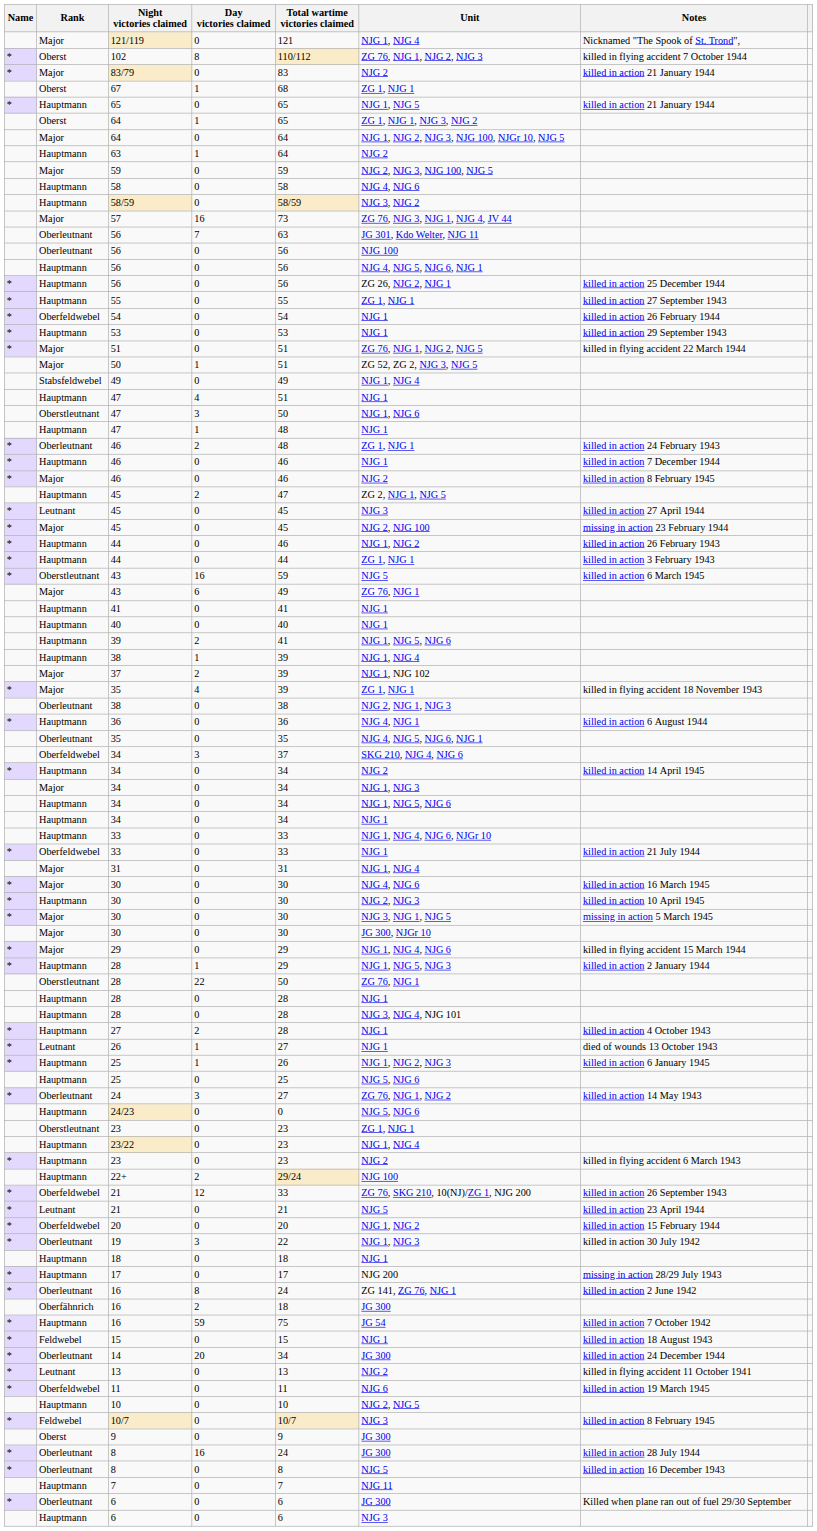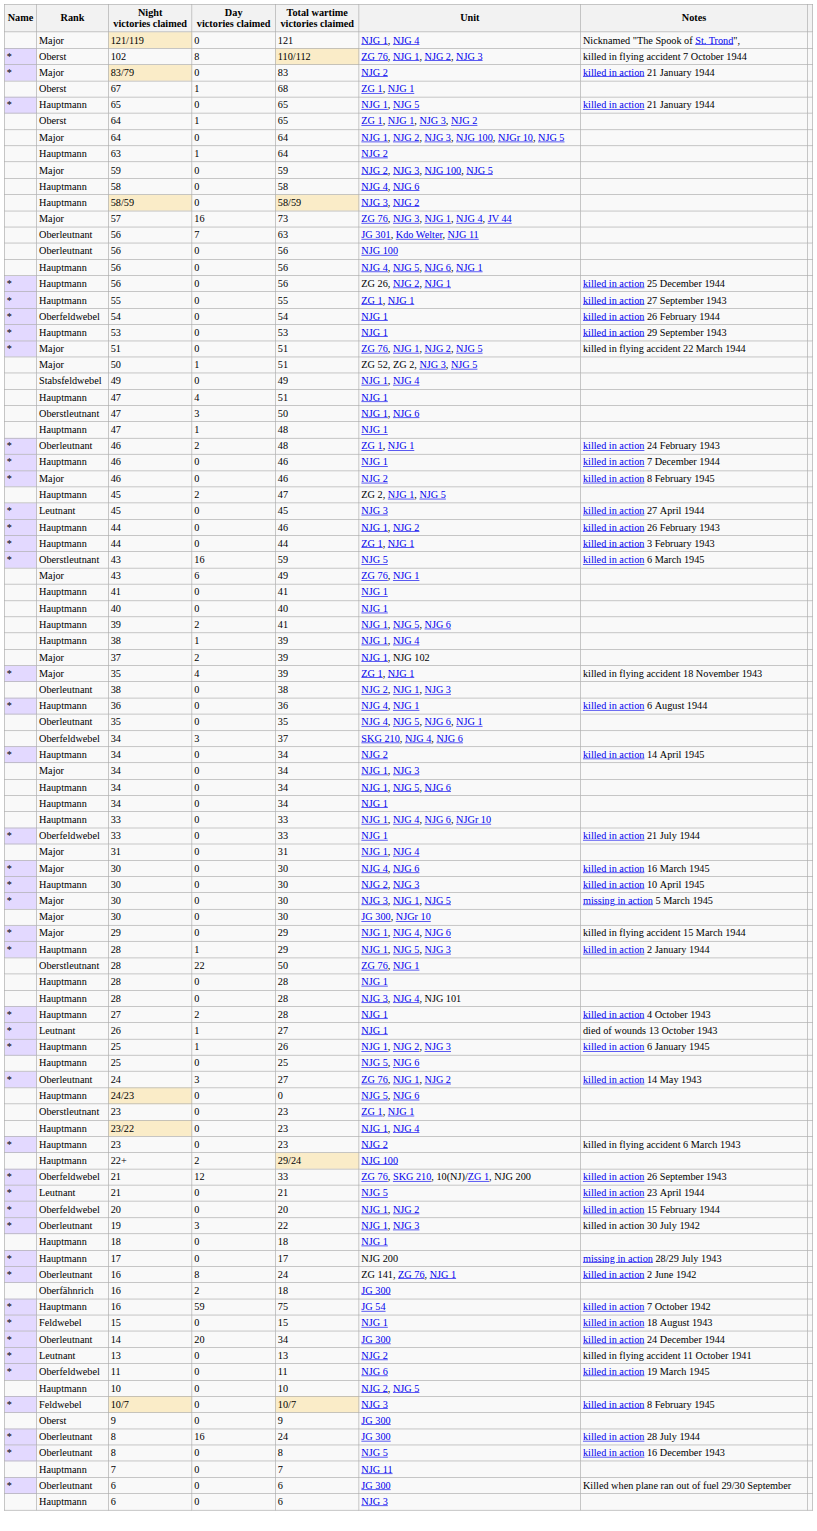- row: (52, 527)
